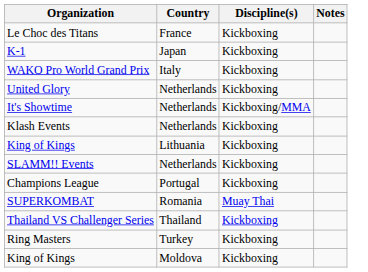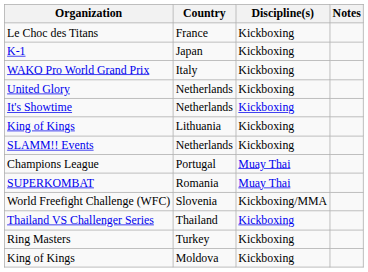(266, 107) Kickboxing/MMA -> (266, 107) Kickboxing
- row: (39, 126)
(250, 182) Kickboxing -> (264, 164) Muay Thai
+ row: (89, 201)
